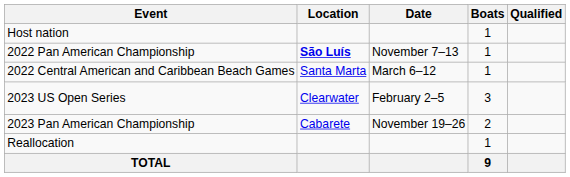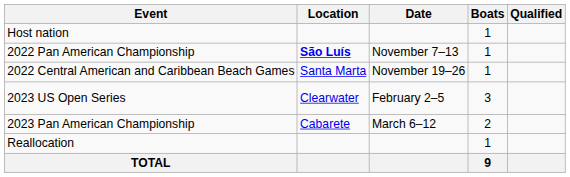(404, 71) March 6–12 -> (419, 71) November 19–26
(419, 124) November 19–26 -> (404, 124) March 6–12
